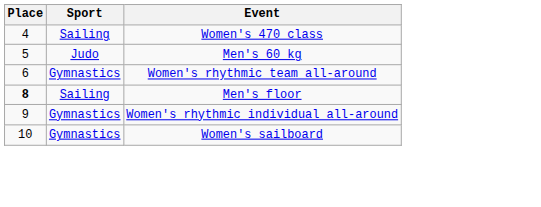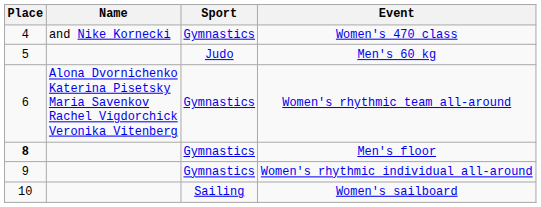+ column: (113, 14)
(85, 34) Sailing -> (219, 34) Gymnastics
(85, 94) Sailing -> (219, 152) Gymnastics
(85, 135) Gymnastics -> (219, 192) Sailing
